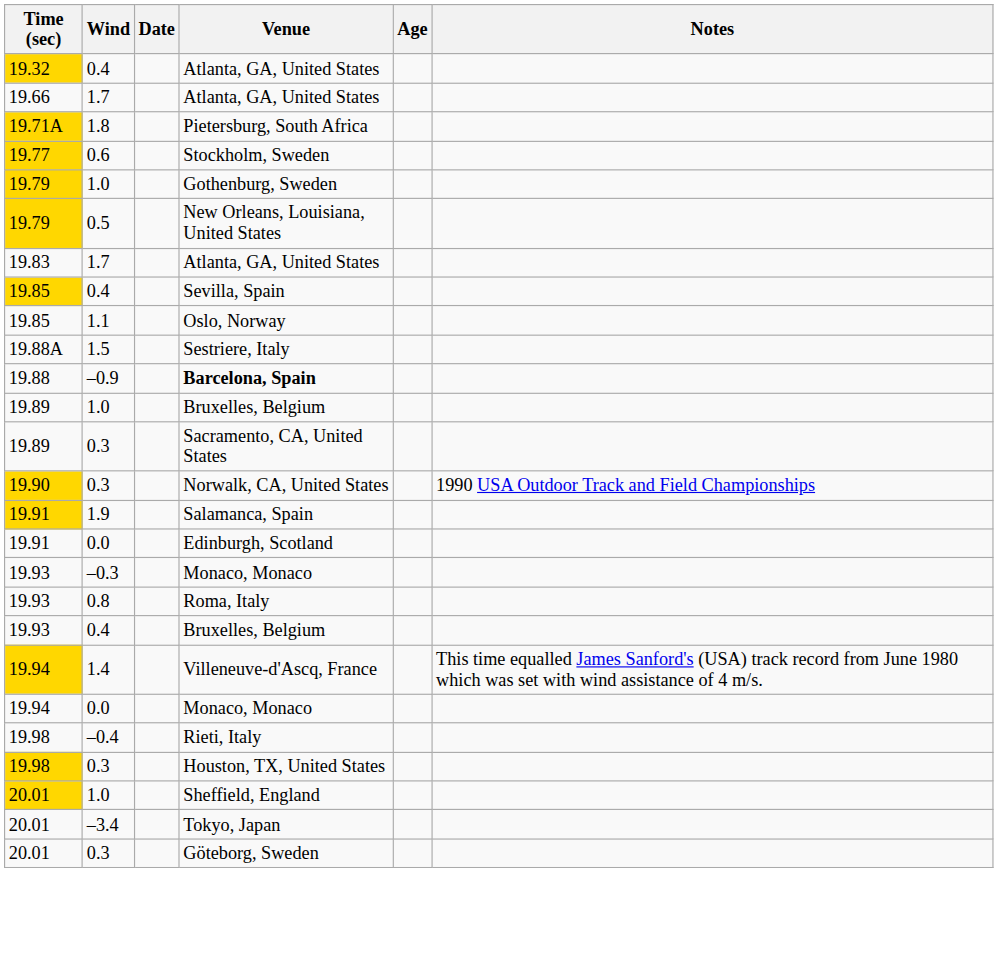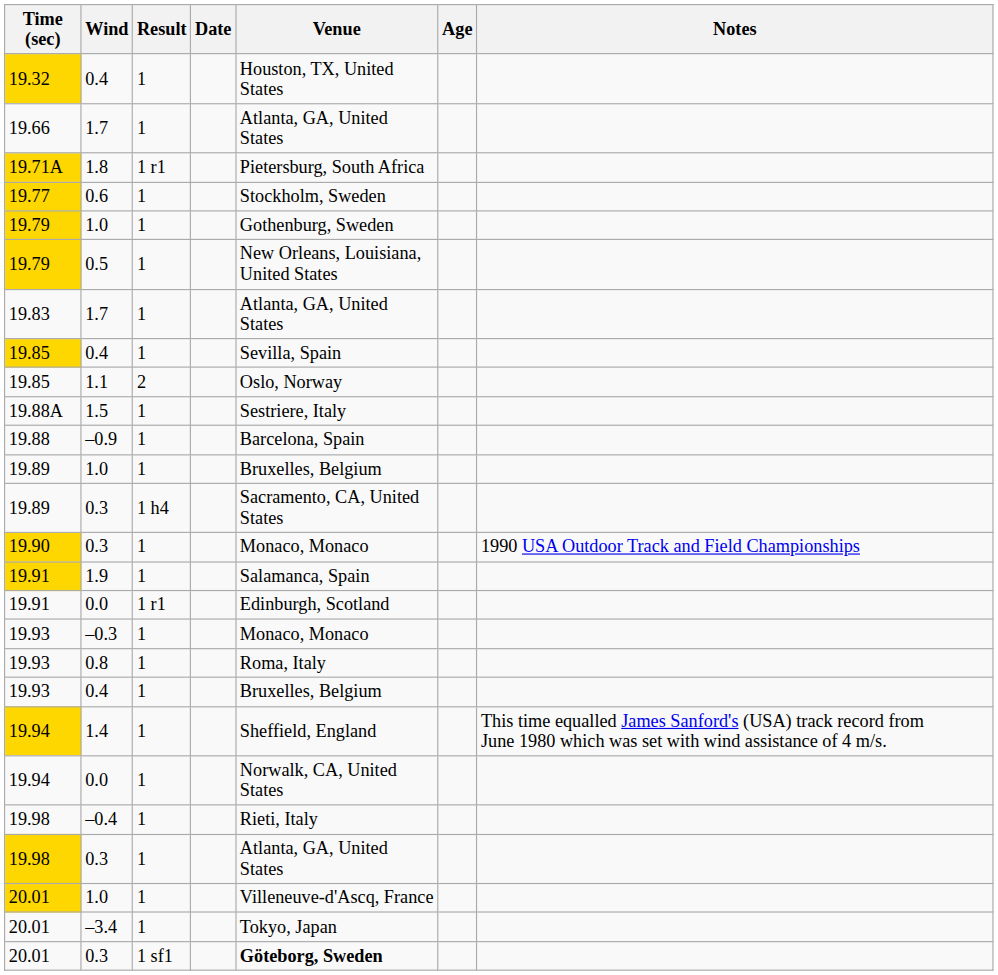+ column: (162, 29)
(281, 68) Atlanta, GA, United States -> (317, 78) Houston, TX, United States
(250, 378) bold -> (302, 439) normal
(286, 485) Norwalk, CA, United States -> (304, 547) Monaco, Monaco
(280, 669) Villeneuve-d'Ascq, France -> (308, 730) Sheffield, England
(248, 708) Monaco, Monaco -> (318, 780) Norwalk, CA, United States
(284, 766) Houston, TX, United States -> (314, 858) Atlanta, GA, United States
(252, 795) Sheffield, England -> (337, 897) Villeneuve-d'Ascq, France
(251, 853) normal -> (311, 955) bold
